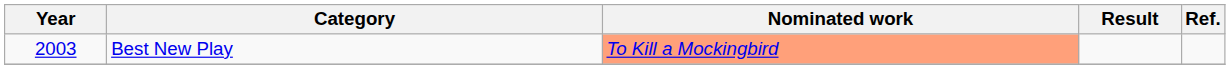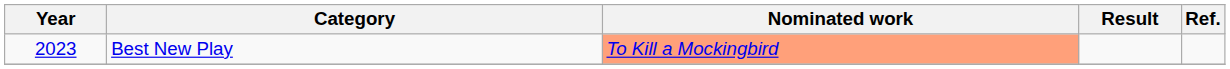(56, 49) 2003 -> (56, 49) 2023
